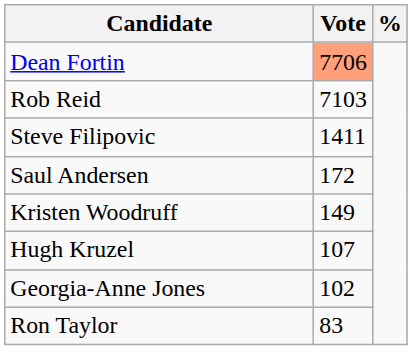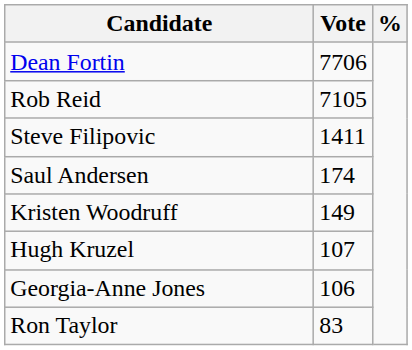(343, 61) lightsalmon background -> (343, 61) no background
(343, 99) 7103 -> (343, 99) 7105
(337, 174) 172 -> (337, 174) 174
(337, 288) 102 -> (337, 288) 106
